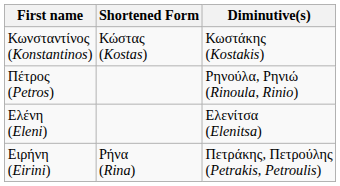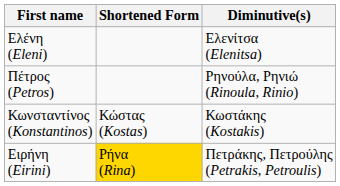rows swapped: (27, 123) <-> (50, 46)
(117, 162) no background -> (117, 162) gold background
